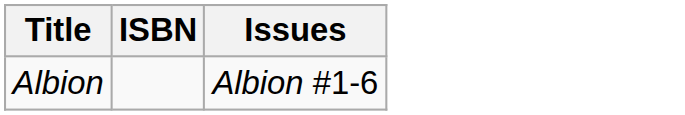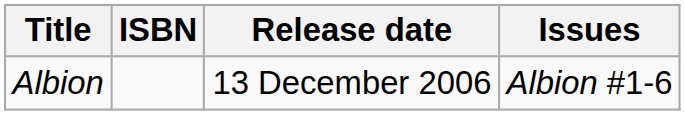+ column: (352, 30)
